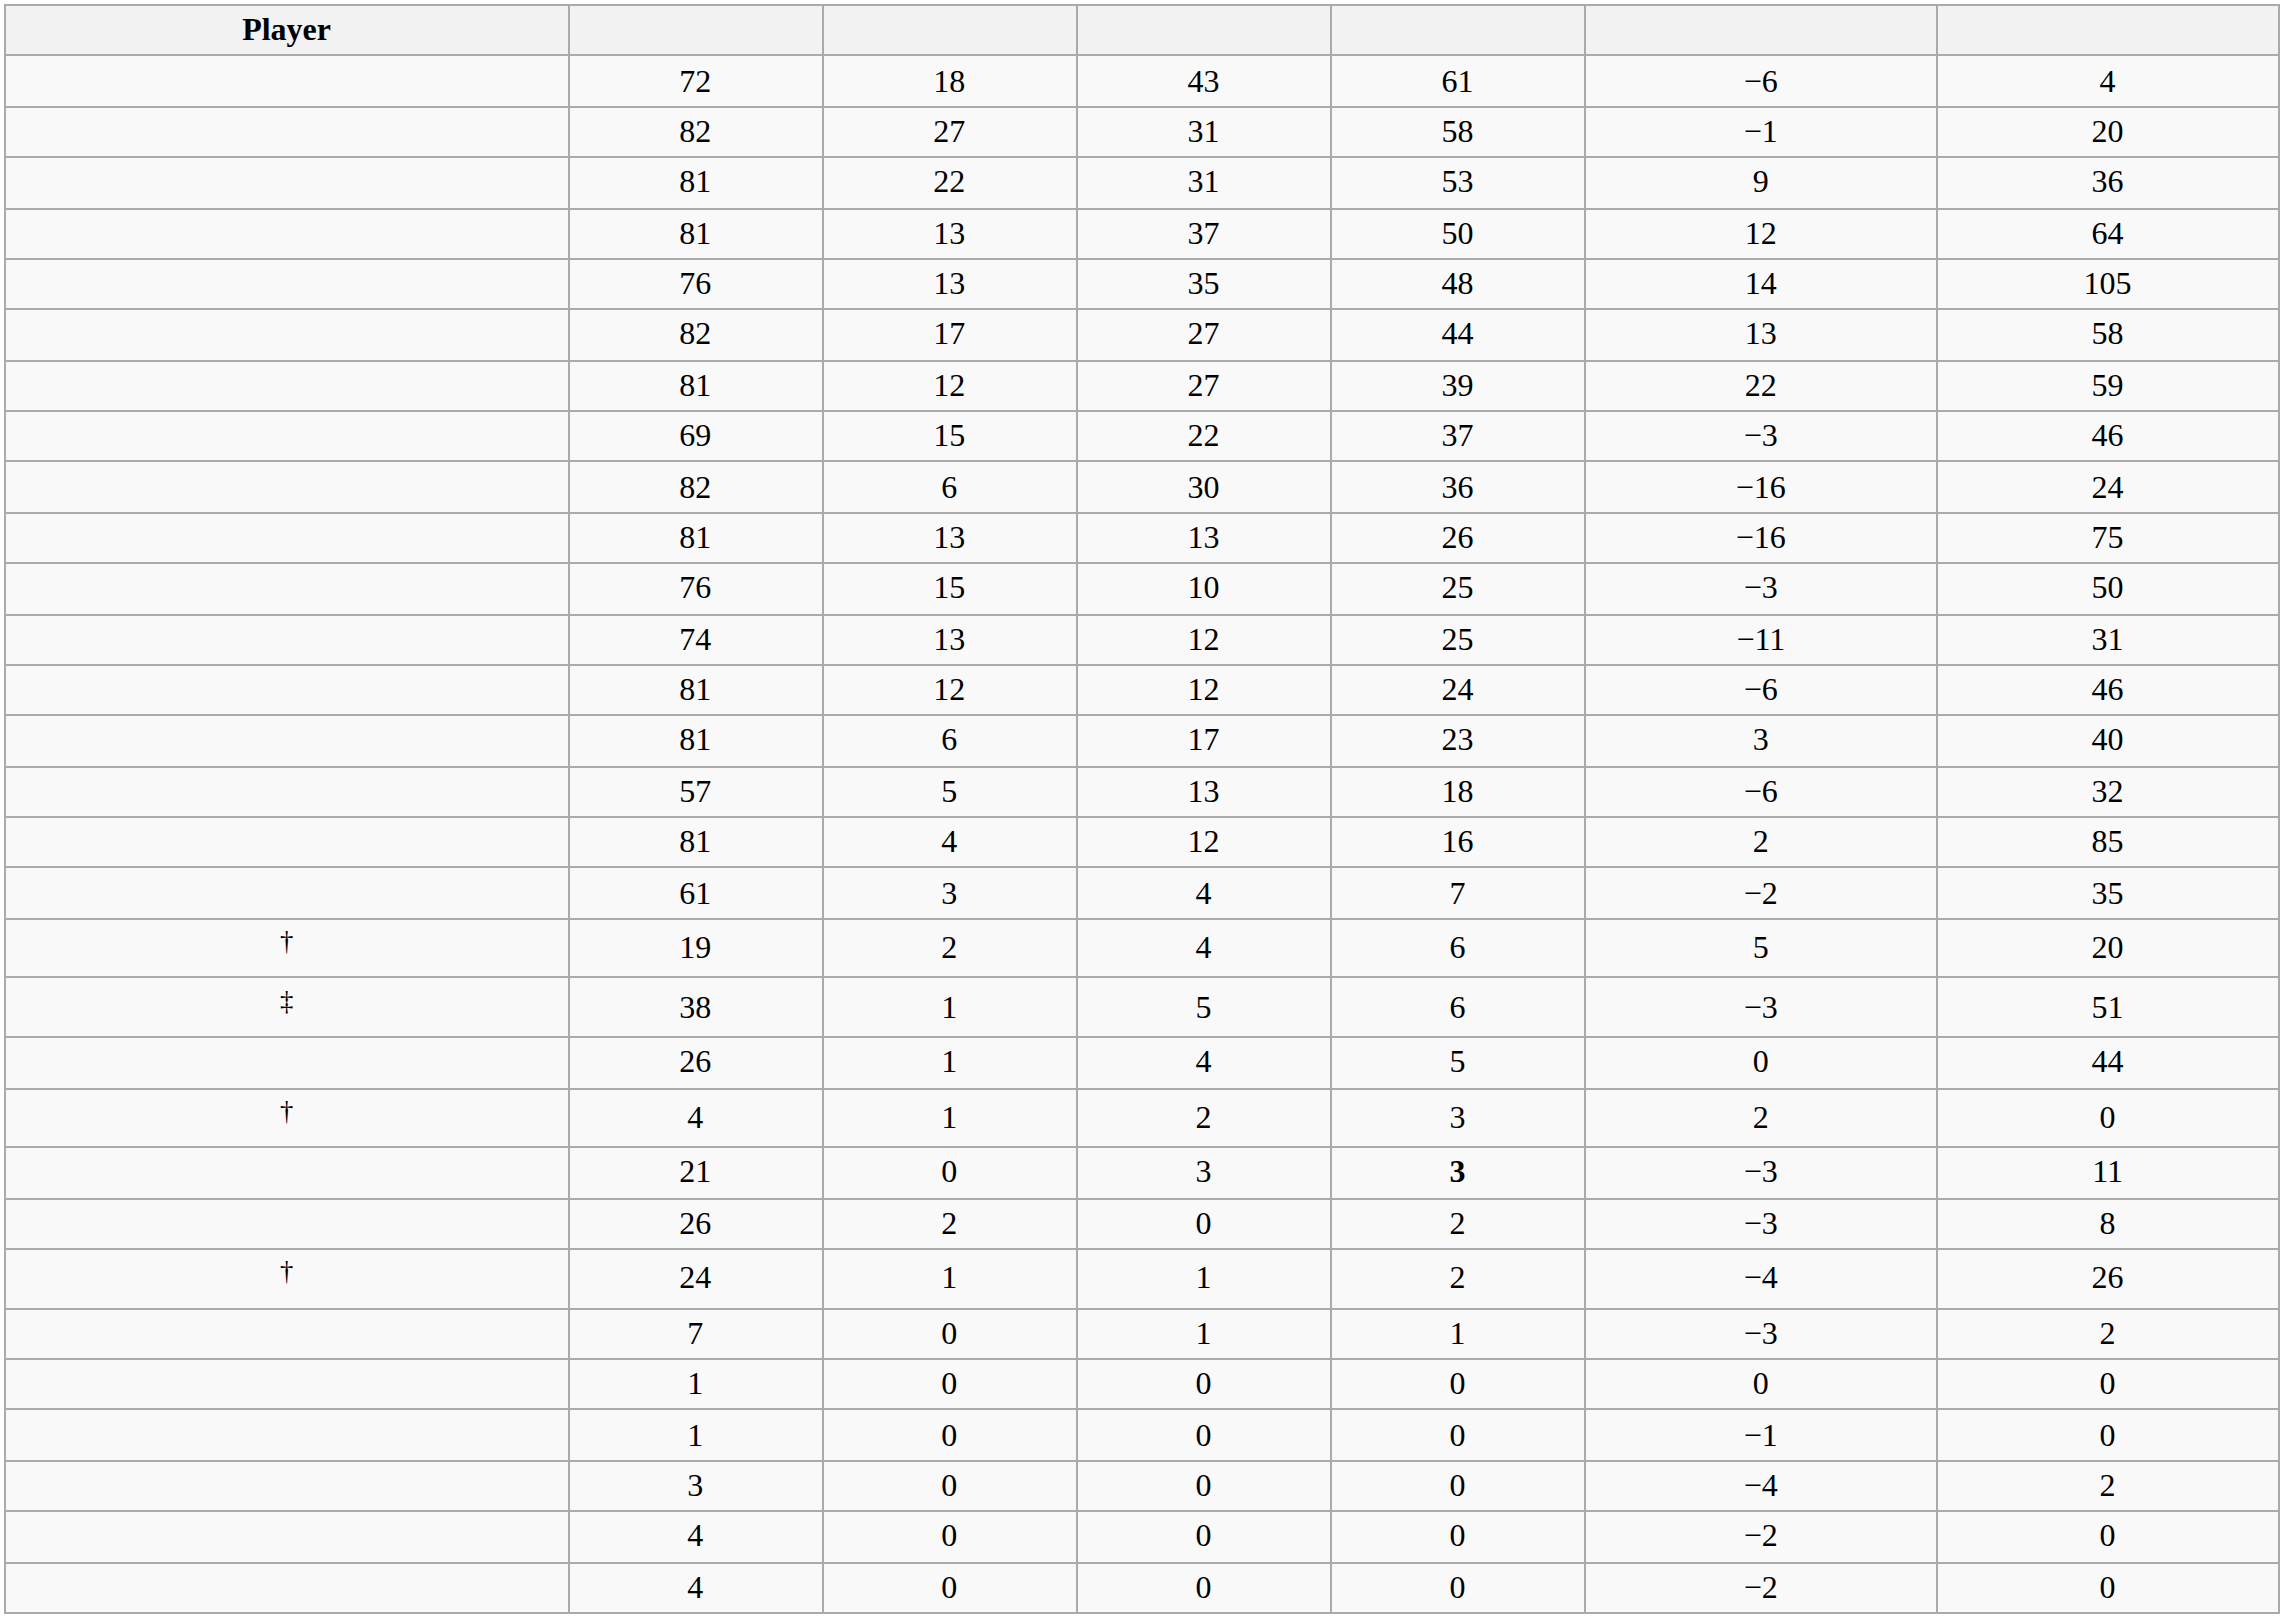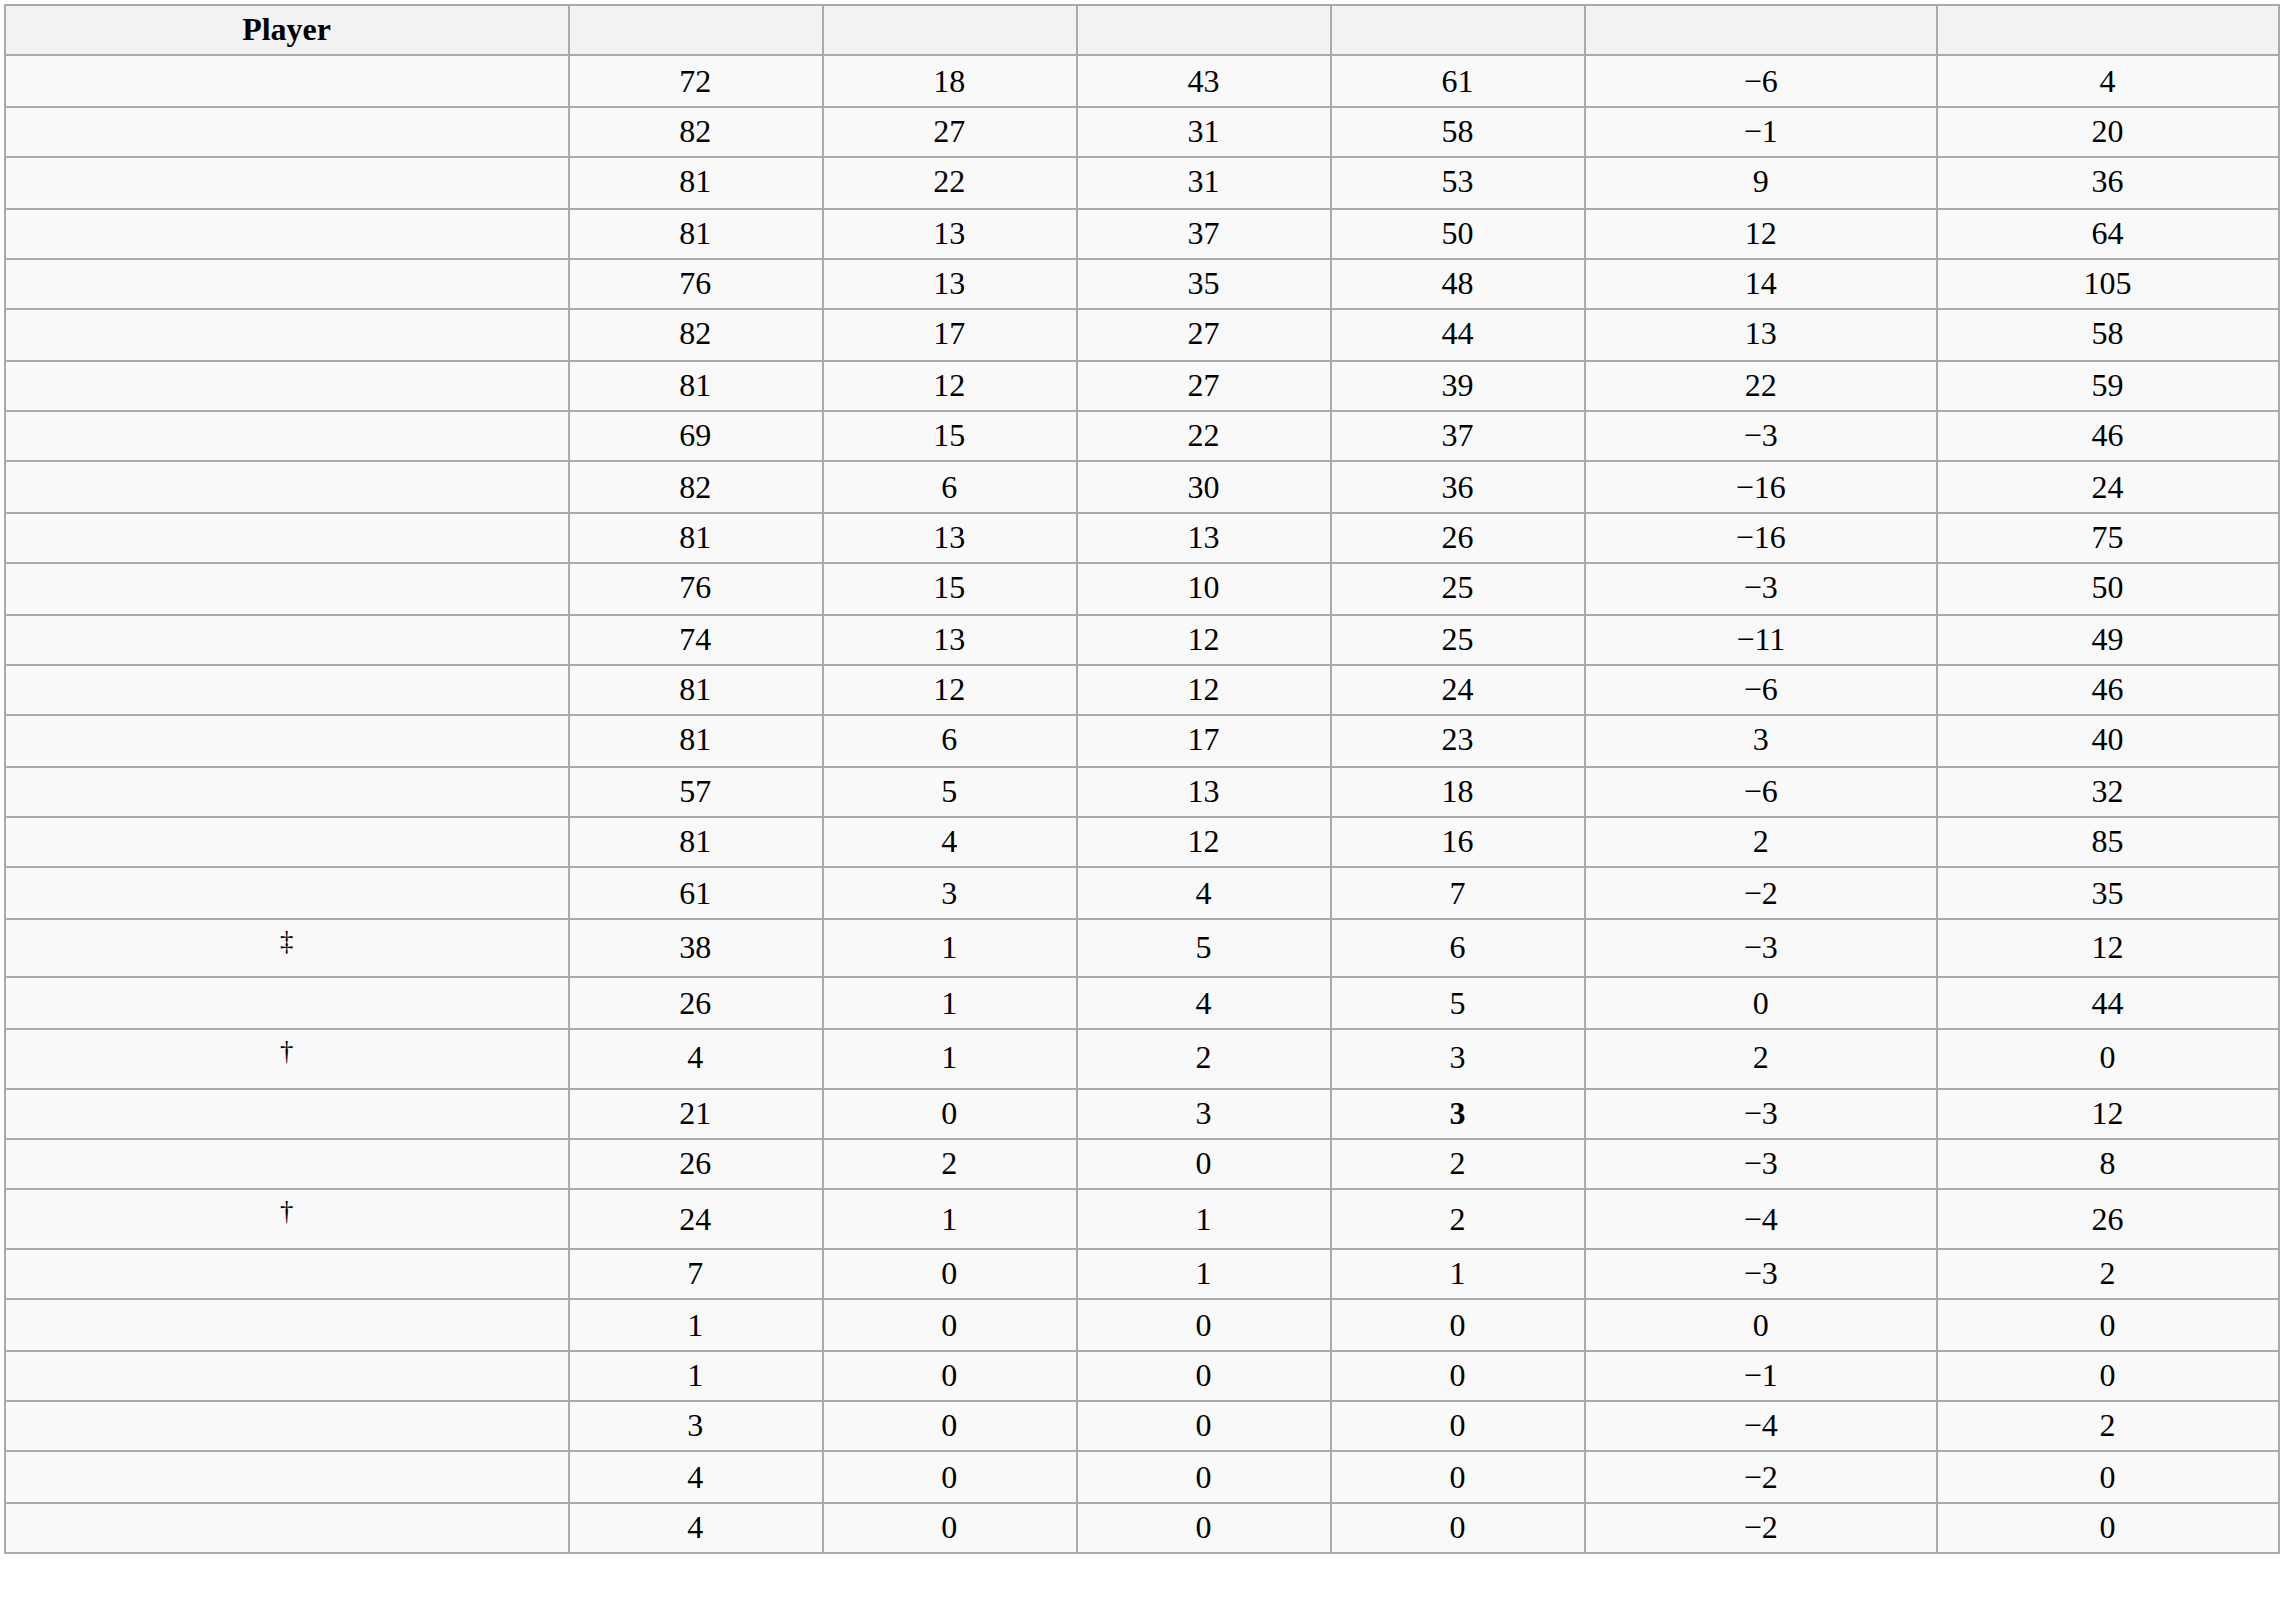(2108, 638) 31 -> (2108, 638) 49
- row: (695, 947)
(2108, 1007) 51 -> (2108, 947) 12
(2108, 1172) 11 -> (2108, 1112) 12
